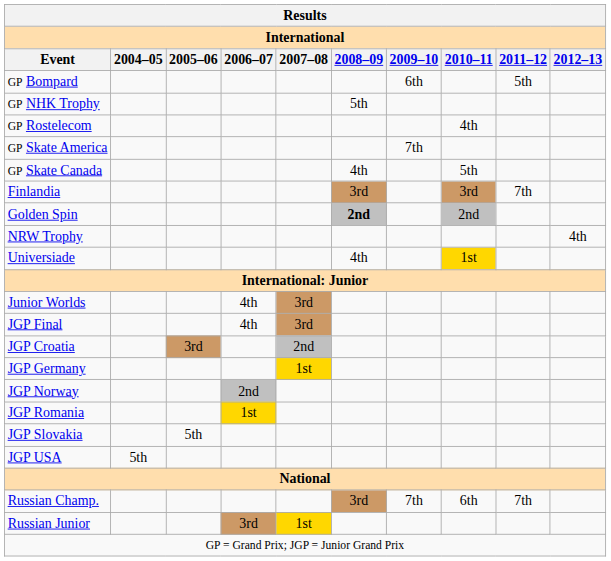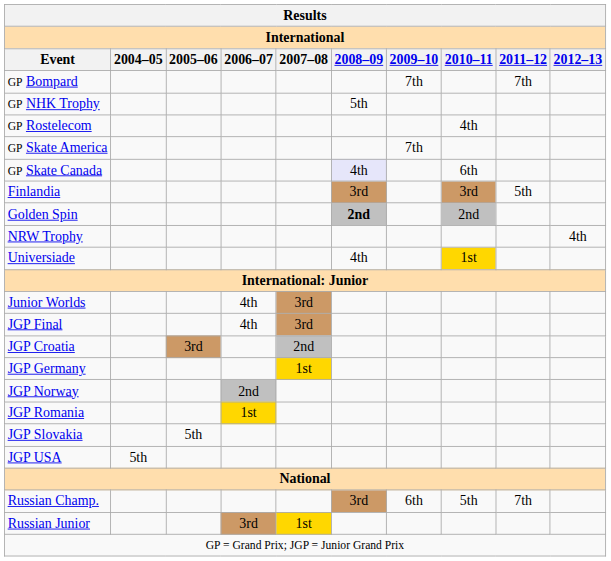(414, 81) 6th -> (414, 81) 7th
(523, 81) 5th -> (523, 81) 7th
(359, 170) no background -> (359, 170) lavender background
(469, 170) 5th -> (469, 170) 6th
(523, 192) 7th -> (523, 192) 5th
(414, 501) 7th -> (414, 501) 6th
(469, 501) 6th -> (469, 501) 5th
